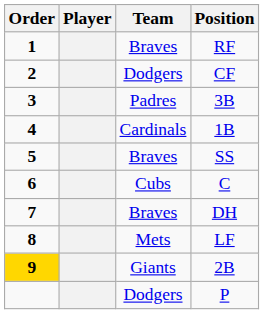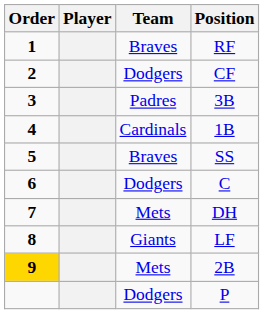(153, 184) Cubs -> (153, 184) Dodgers
(153, 211) Braves -> (153, 211) Mets
(153, 239) Mets -> (153, 239) Giants
(153, 267) Giants -> (153, 267) Mets
